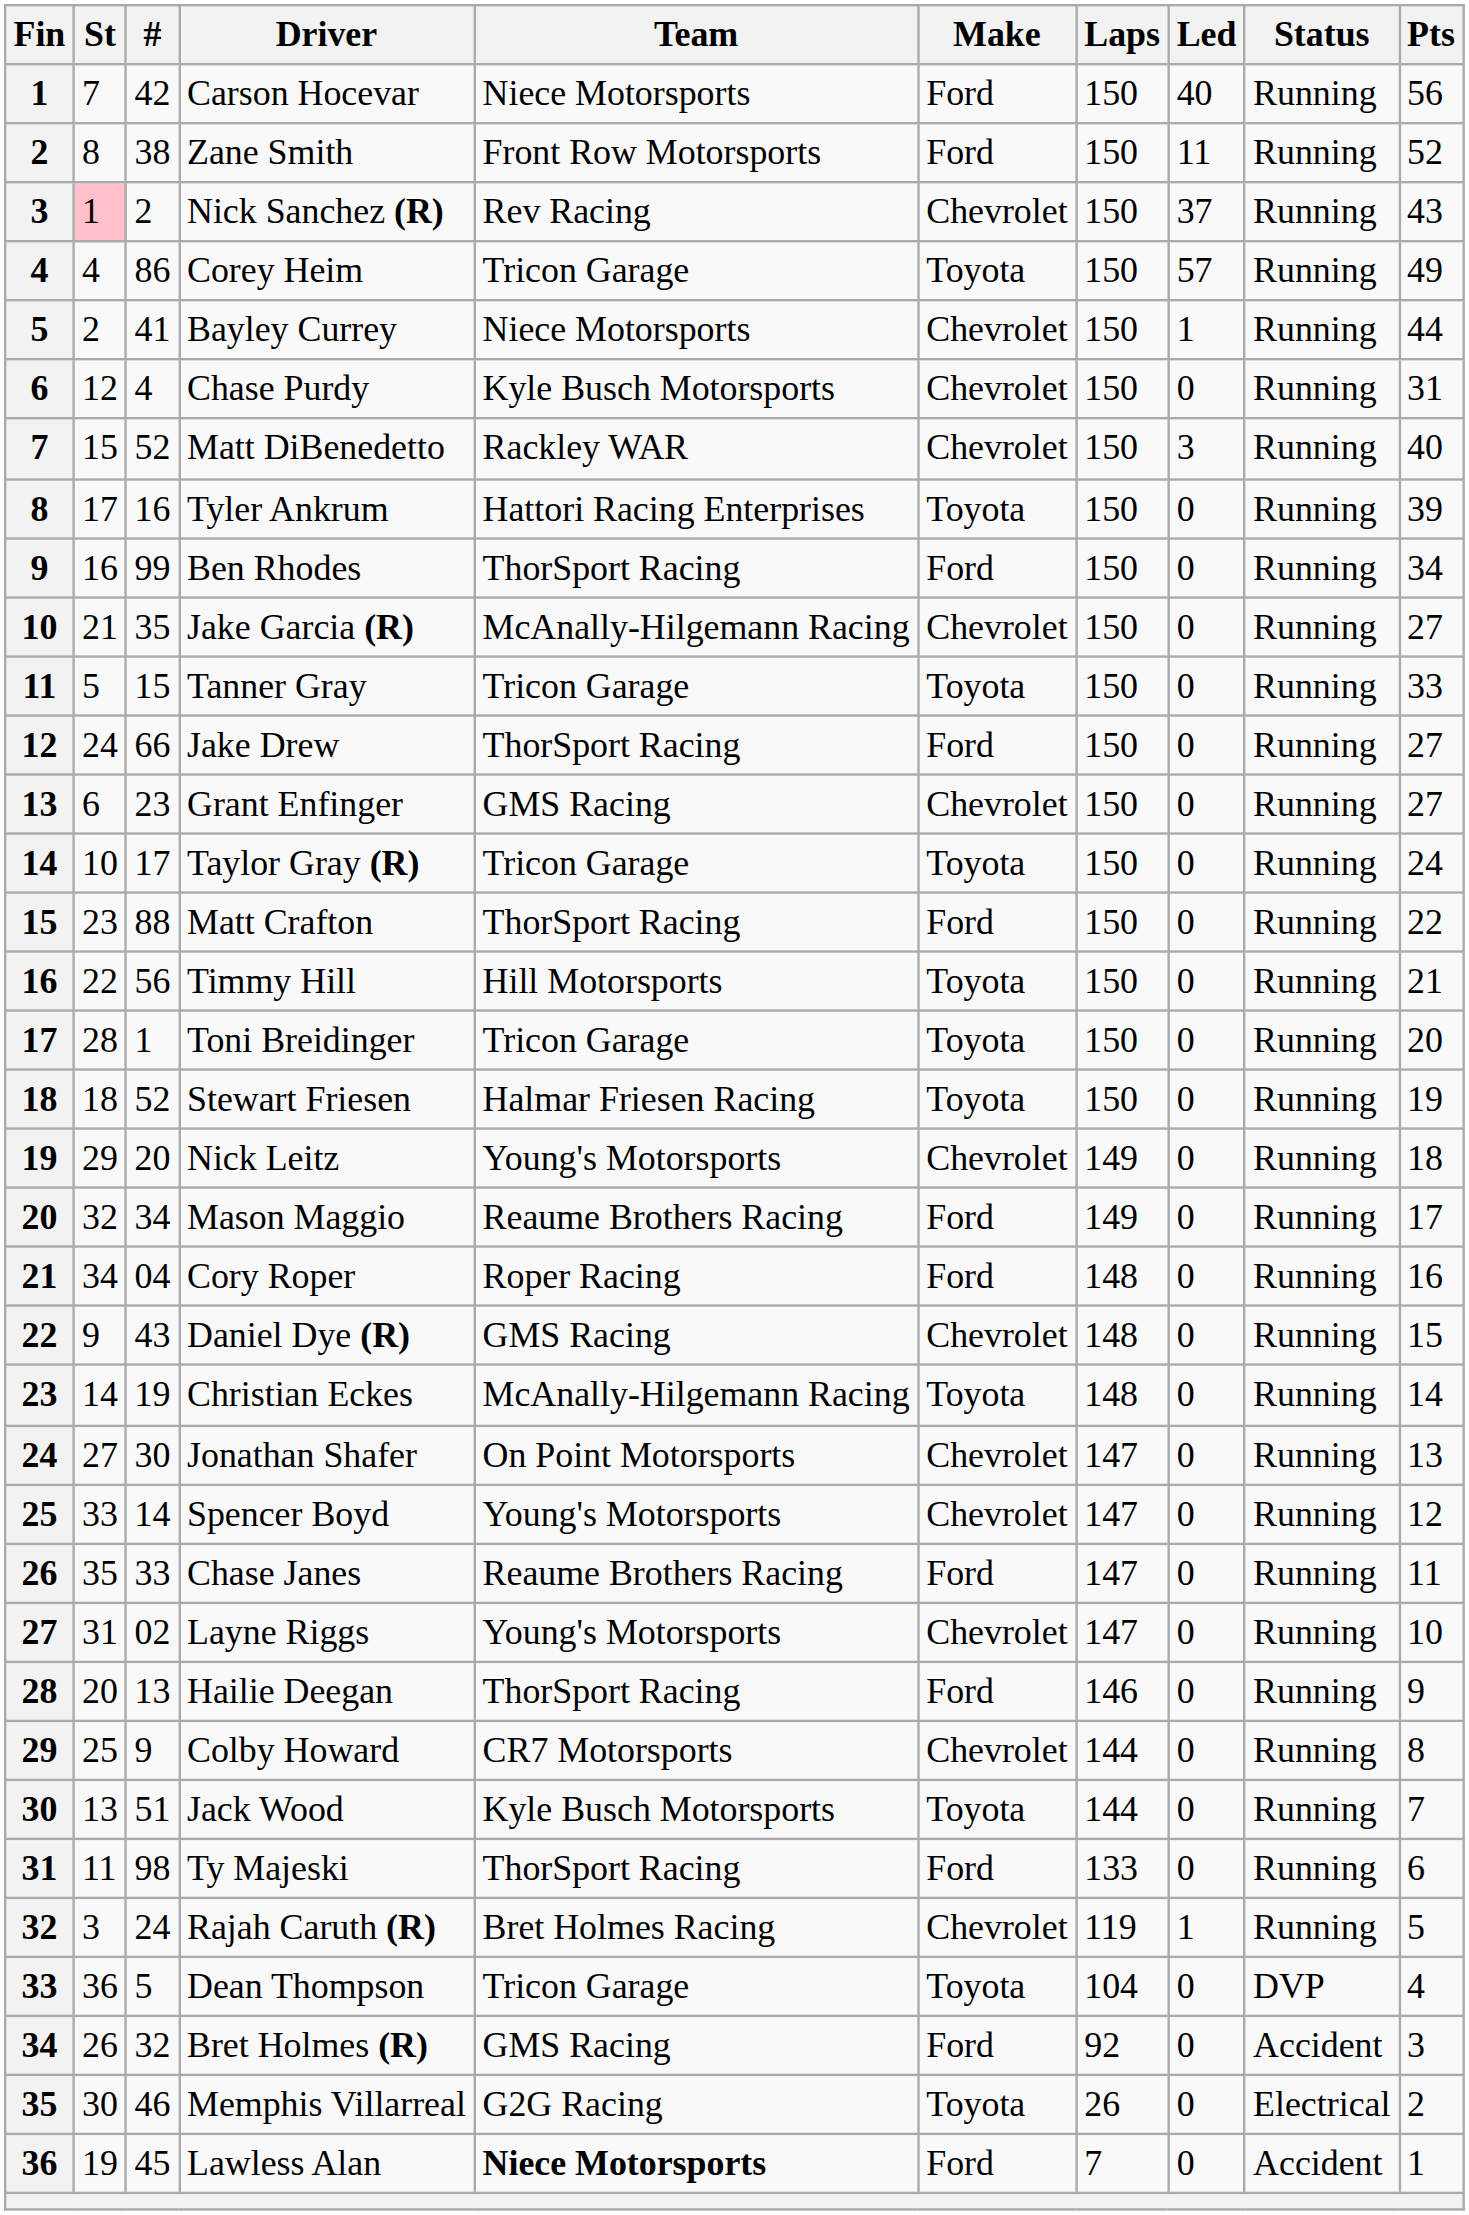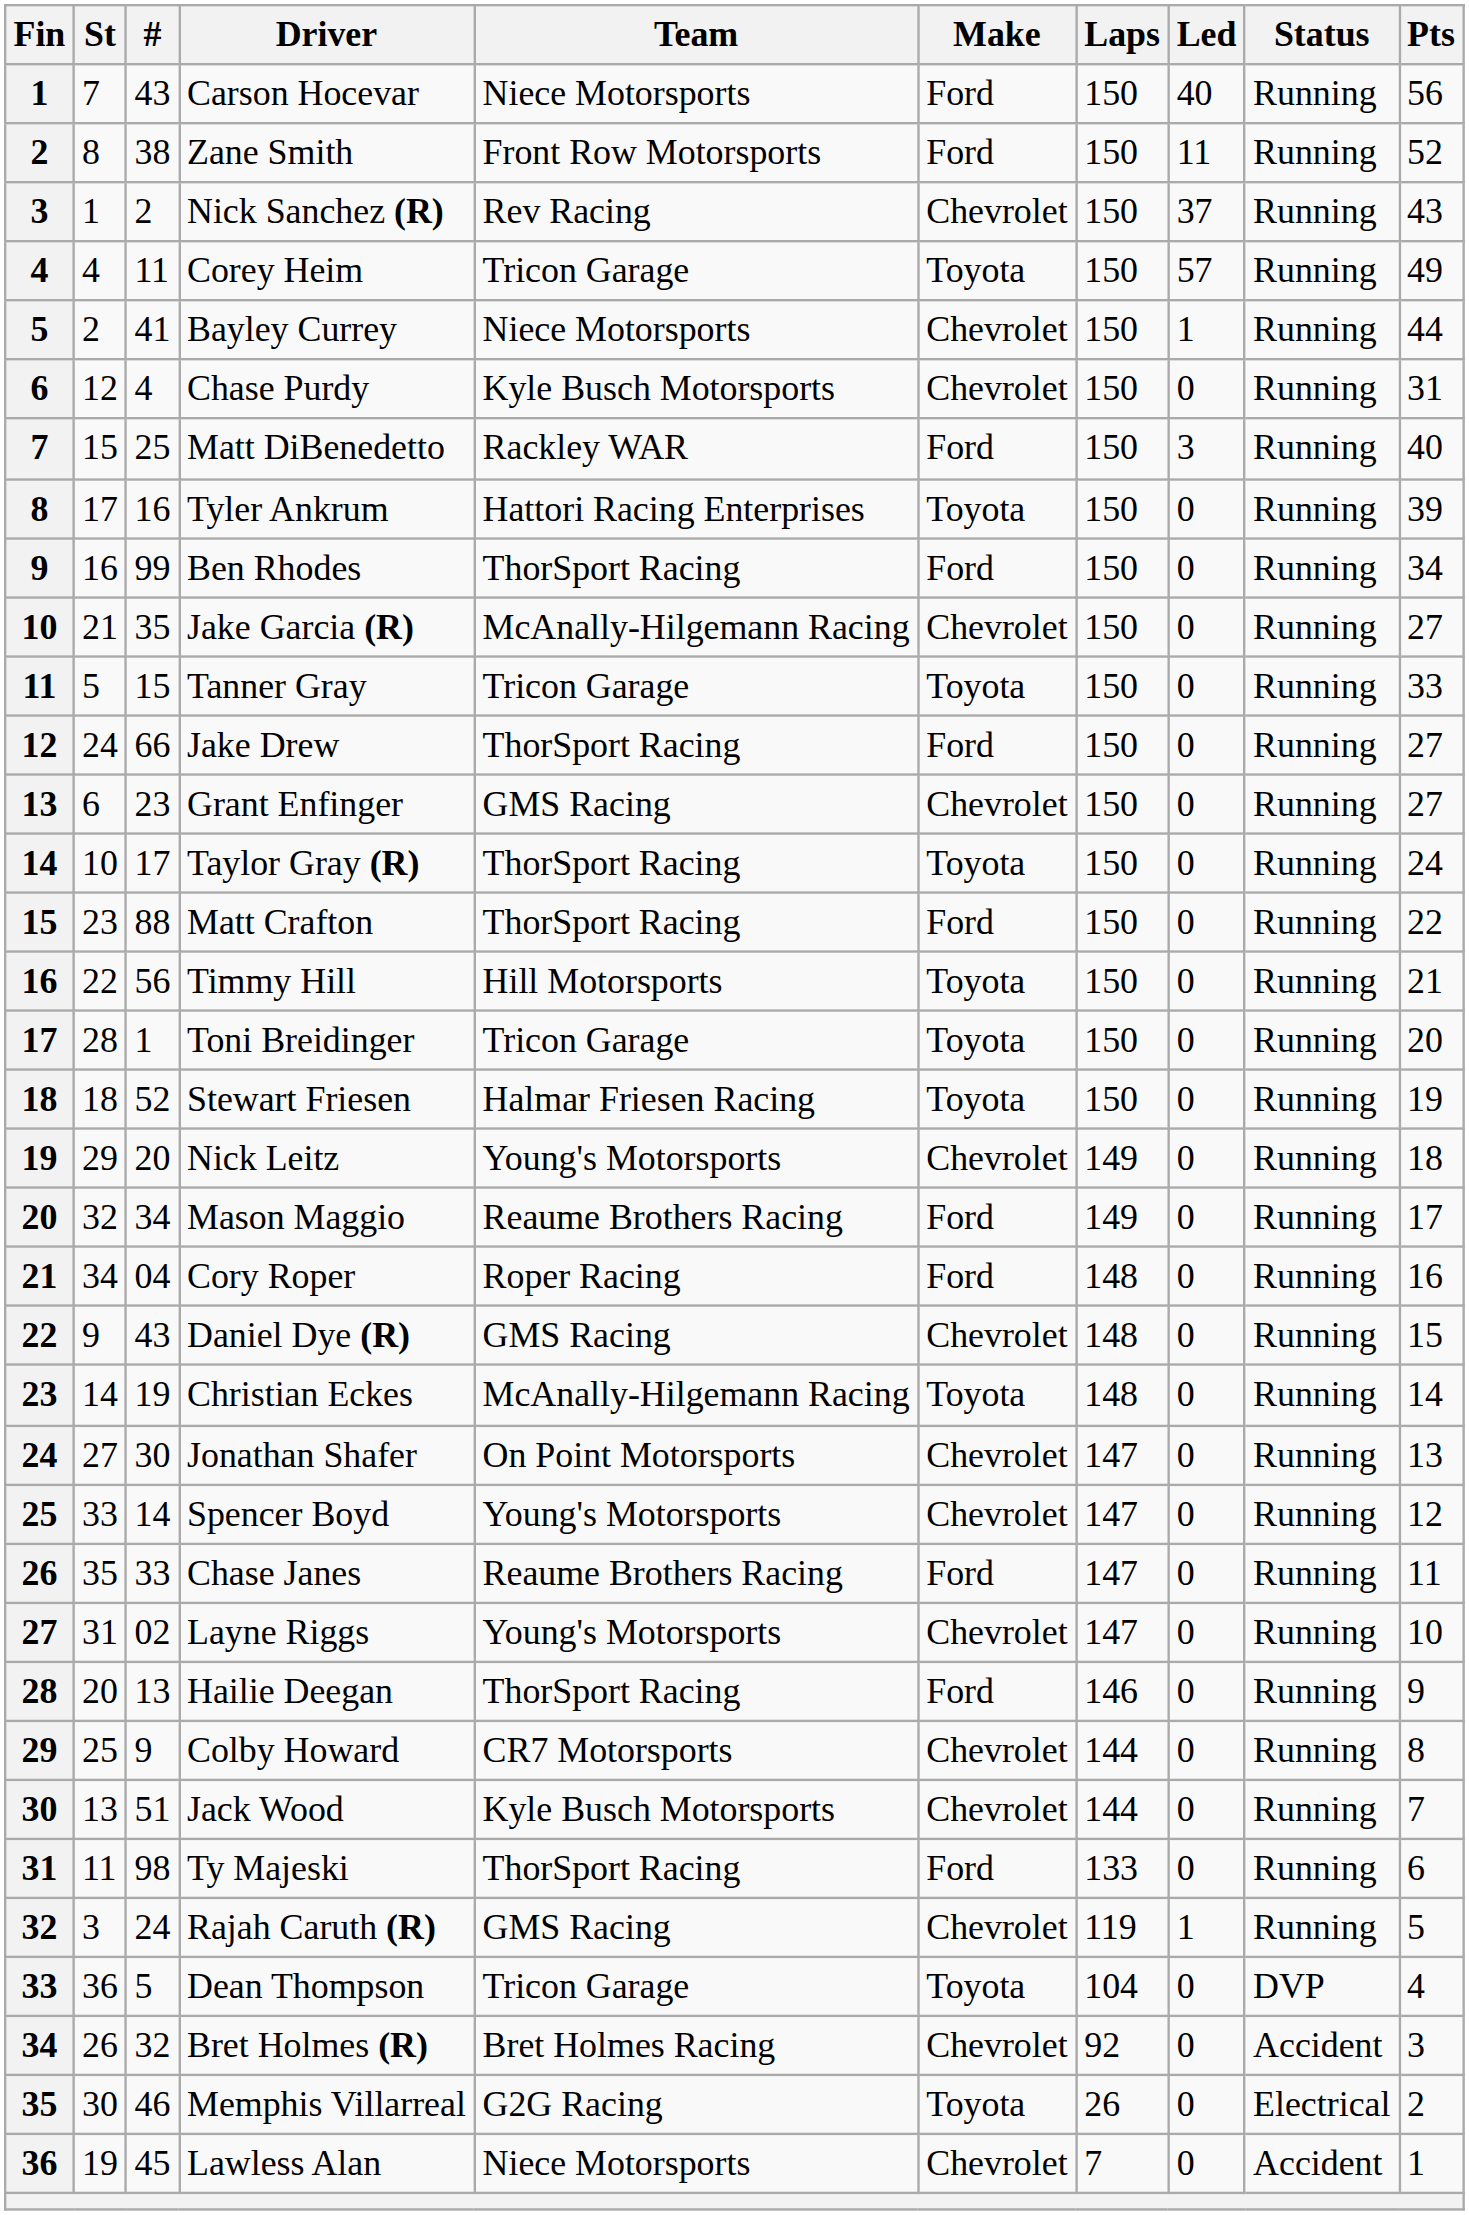(152, 93) 42 -> (152, 93) 43
(91, 211) pink background -> (91, 211) no background
(152, 270) 86 -> (152, 270) 11
(152, 448) 52 -> (152, 448) 25
(997, 448) Chevrolet -> (960, 448) Ford
(586, 862) Tricon Garage -> (611, 862) ThorSport Racing
(976, 1808) Toyota -> (997, 1808) Chevrolet
(629, 1926) Bret Holmes Racing -> (577, 1926) GMS Racing
(577, 2045) GMS Racing -> (629, 2045) Bret Holmes Racing
(960, 2045) Ford -> (997, 2045) Chevrolet
(624, 2163) bold -> (616, 2163) normal
(960, 2163) Ford -> (997, 2163) Chevrolet
